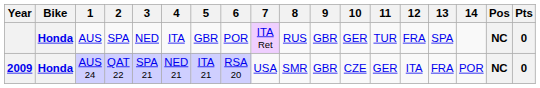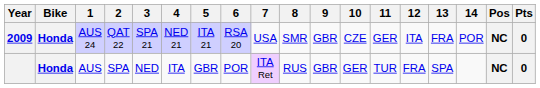rows swapped: (90, 69) <-> (90, 38)
